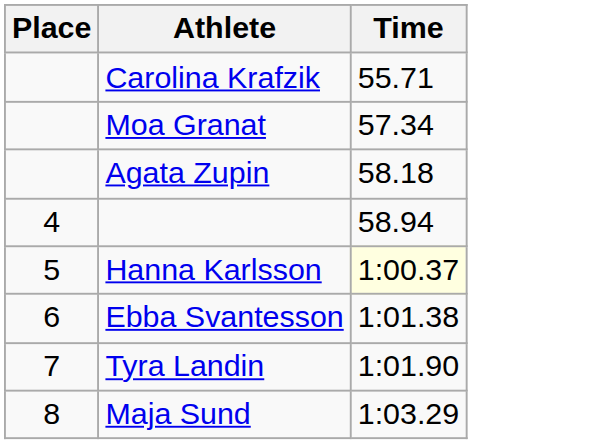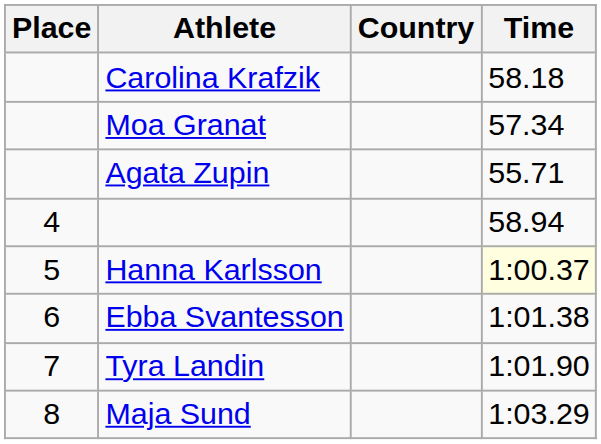+ column: (416, 28)
(396, 76) 55.71 -> (526, 76) 58.18
(396, 173) 58.18 -> (526, 173) 55.71
